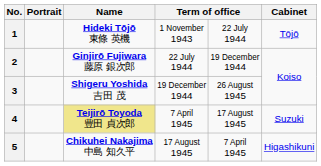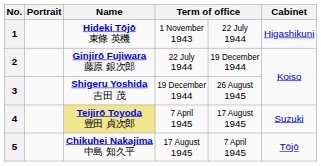(289, 34) Tōjō -> (289, 34) Higashikuni
(289, 147) Higashikuni -> (289, 147) Tōjō
